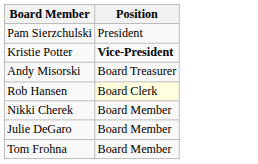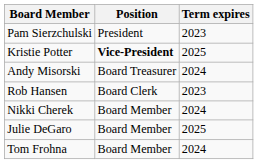+ column: (216, 14)
(127, 91) lightyellow background -> (127, 91) no background
